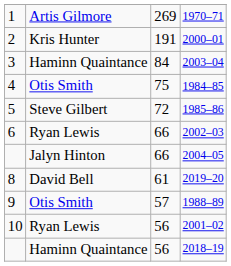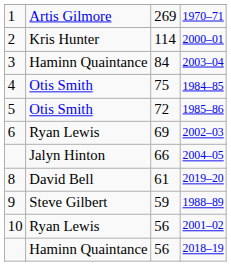(165, 39) 191 -> (165, 39) 114
(68, 109) Steve Gilbert -> (61, 109) Otis Smith
(162, 132) 66 -> (162, 132) 69
(61, 202) Otis Smith -> (68, 202) Steve Gilbert
(162, 202) 57 -> (162, 202) 59
